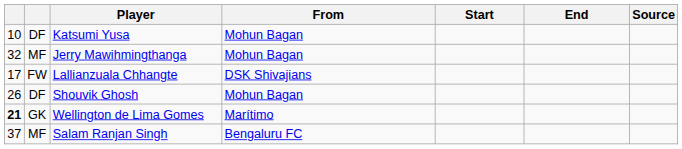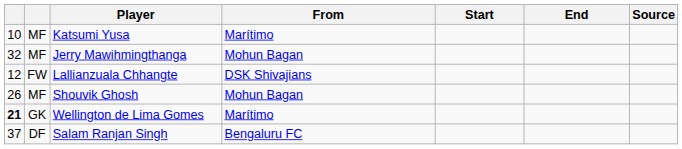(37, 35) DF -> (37, 35) MF
(264, 35) Mohun Bagan -> (249, 35) Marítimo
(14, 75) 17 -> (14, 75) 12
(37, 94) DF -> (37, 94) MF
(37, 134) MF -> (37, 134) DF
